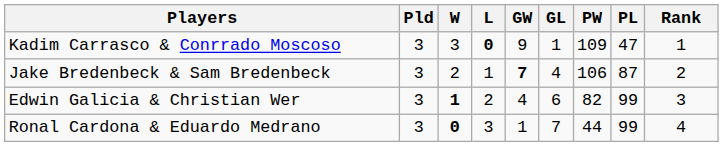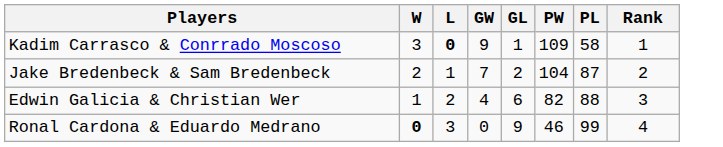- column: (419, 18)
(628, 46) 47 -> (590, 46) 58
(522, 73) bold -> (484, 73) normal
(556, 73) 4 -> (518, 73) 2
(592, 73) 106 -> (554, 73) 104
(455, 100) bold -> (417, 100) normal
(628, 100) 99 -> (590, 100) 88
(522, 128) 1 -> (484, 128) 0
(556, 128) 7 -> (518, 128) 9
(592, 128) 44 -> (554, 128) 46
